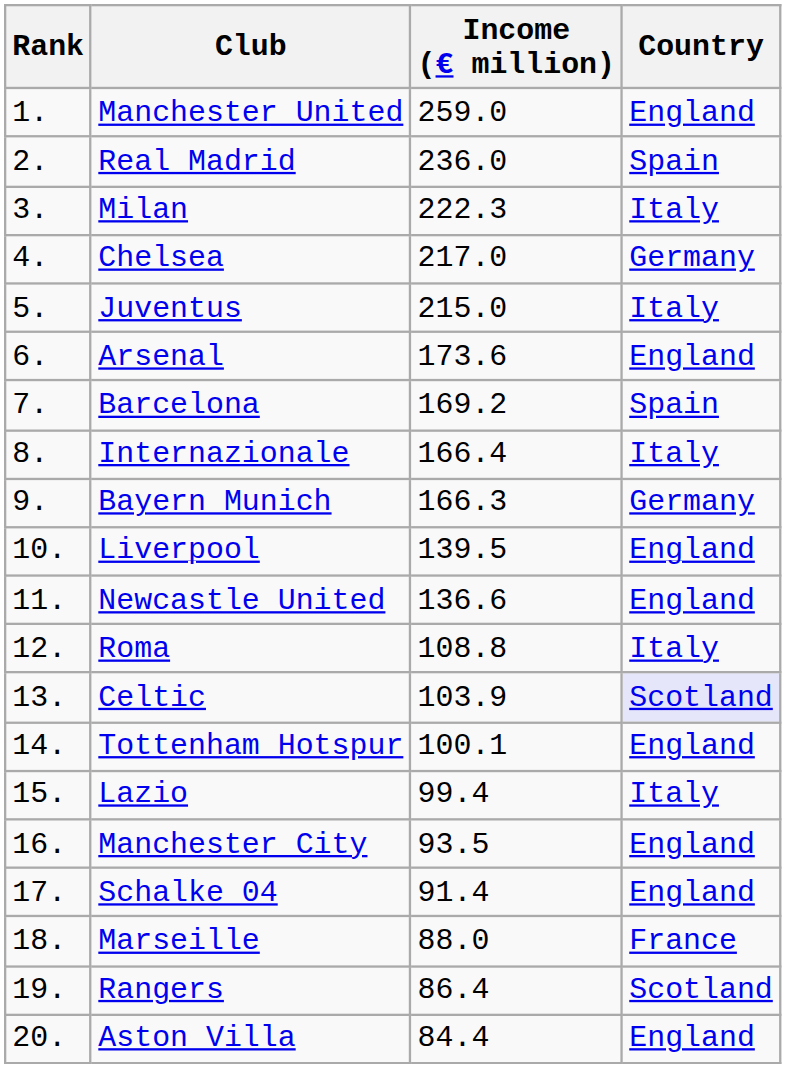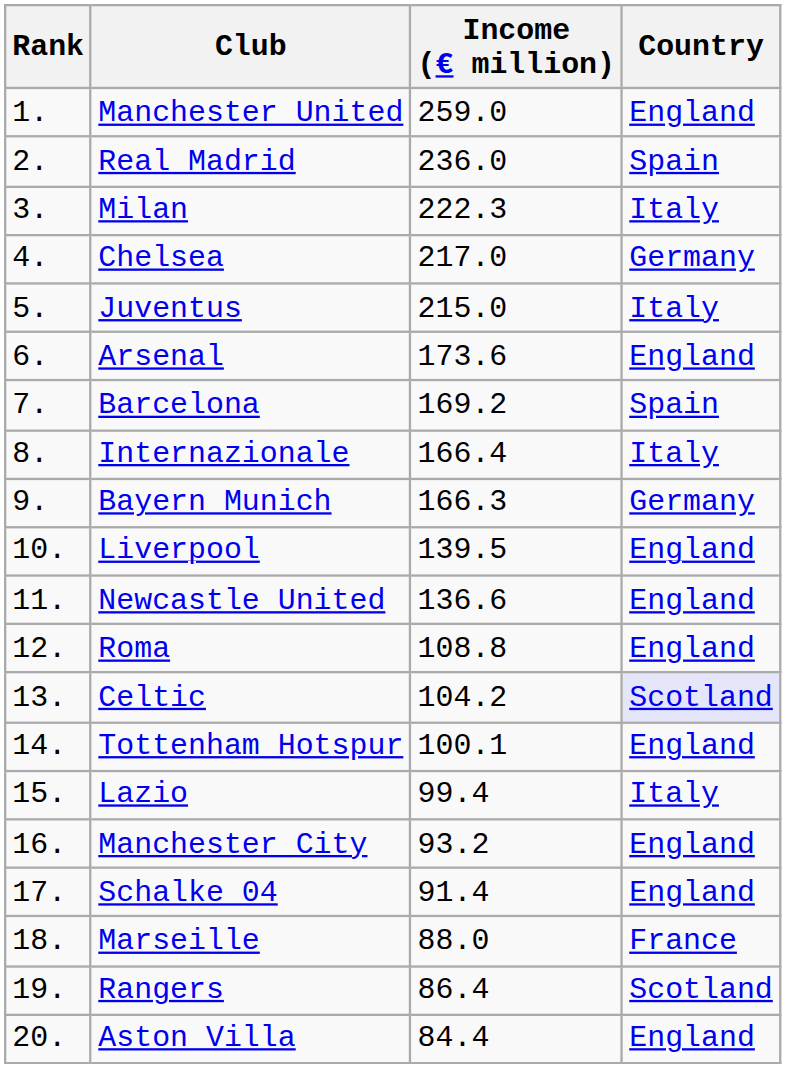(674, 649) Italy -> (692, 649) England
(462, 698) 103.9 -> (462, 698) 104.2
(453, 844) 93.5 -> (453, 844) 93.2
